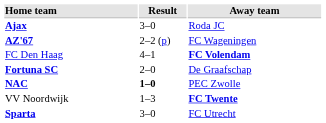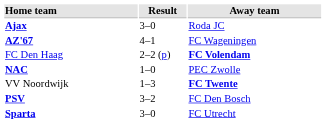(155, 40) 2–2 (p) -> (148, 40) 4–1
(148, 55) 4–1 -> (155, 55) 2–2 (p)
- row: (32, 69)
(148, 84) bold -> (148, 69) normal
+ row: (15, 98)
